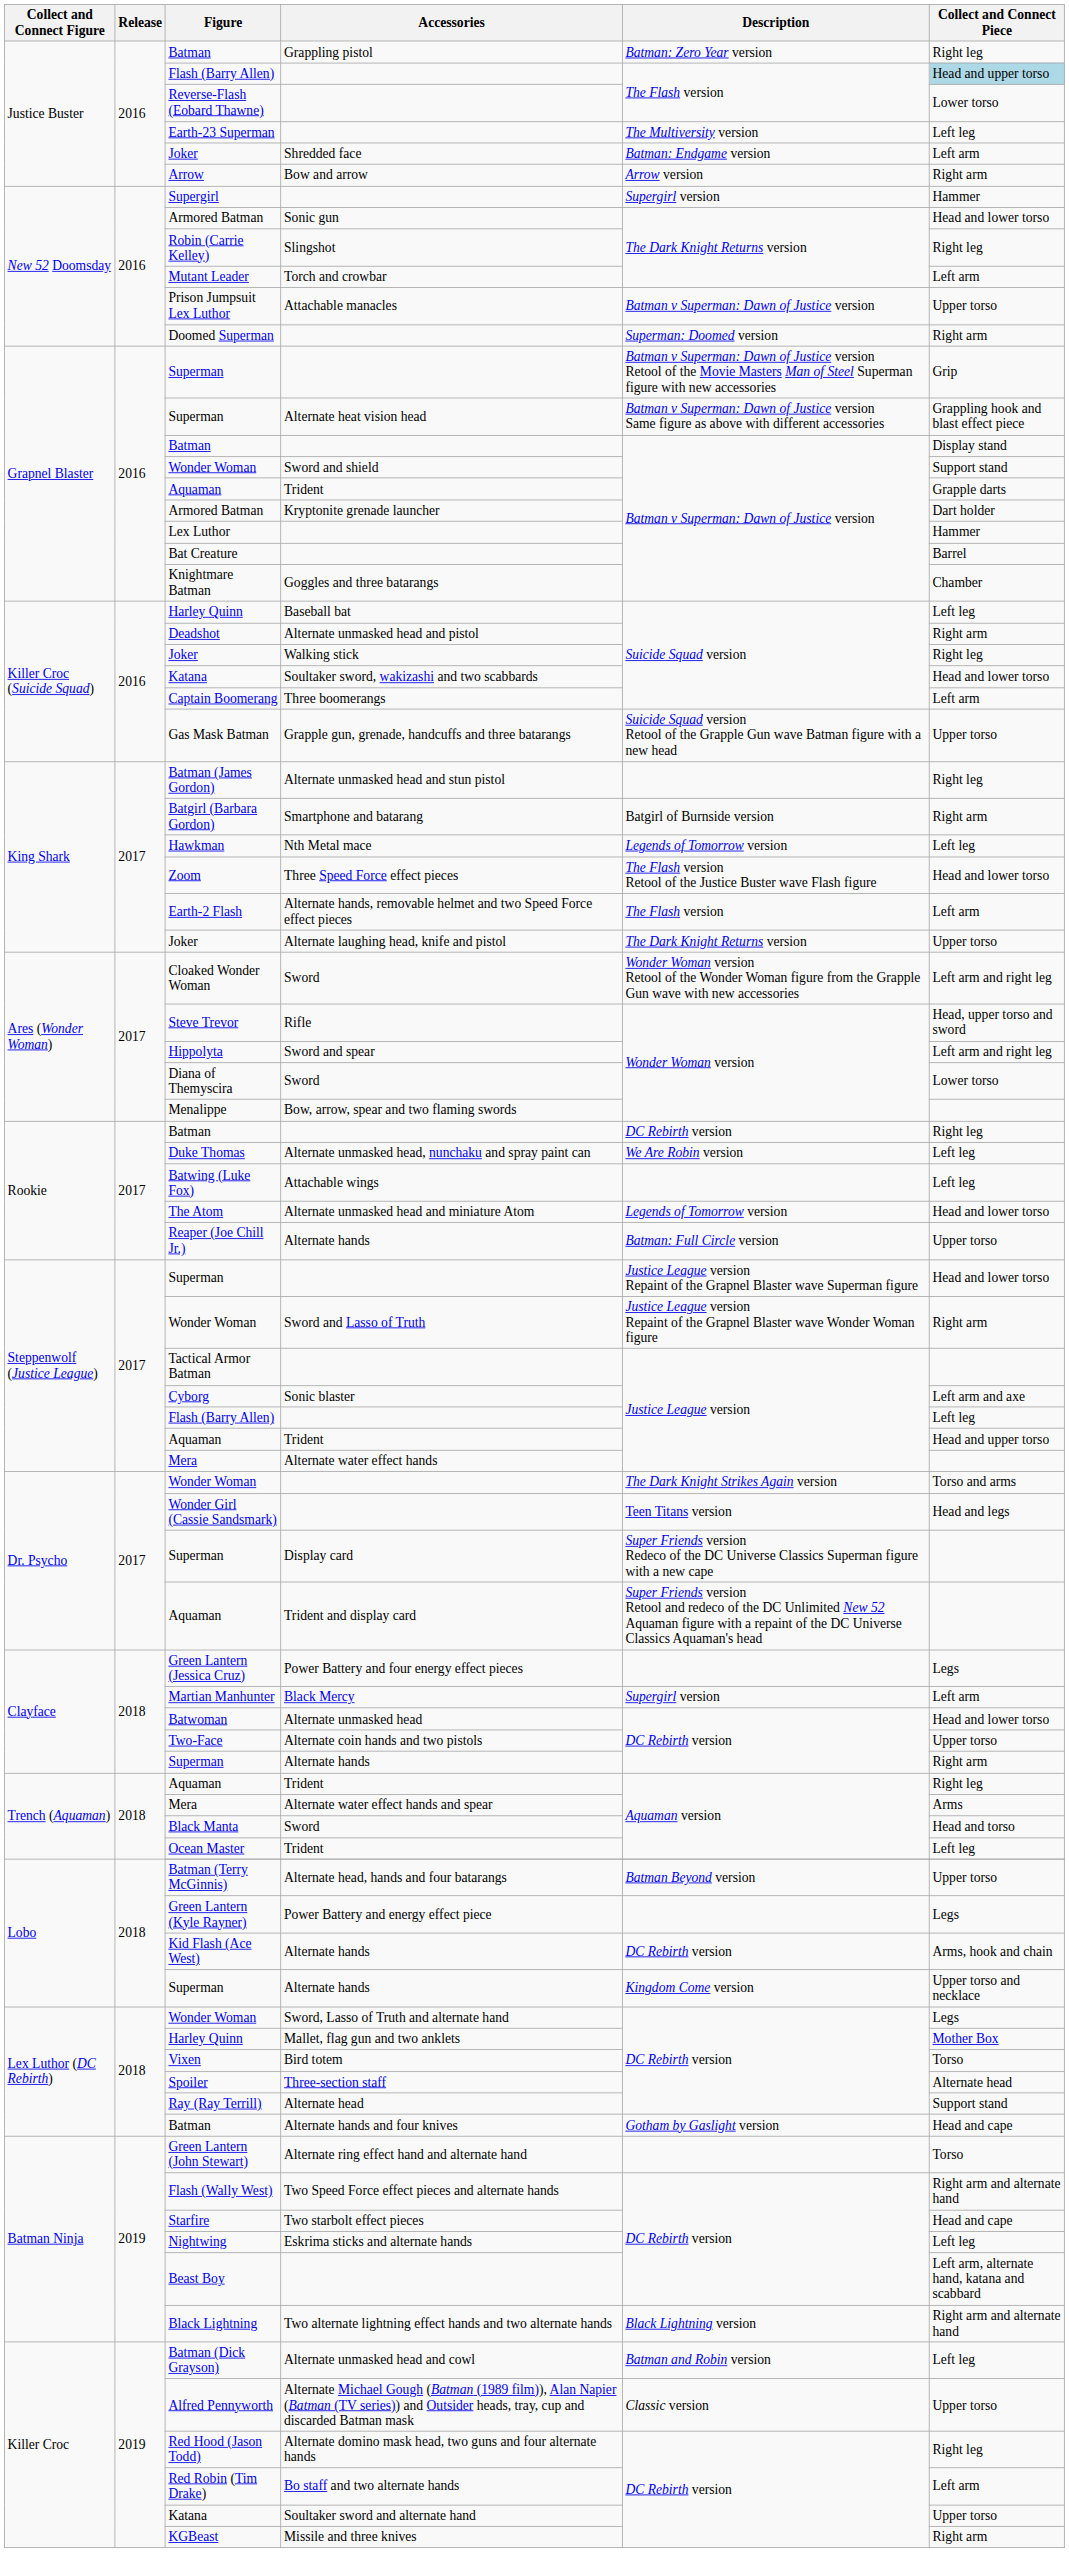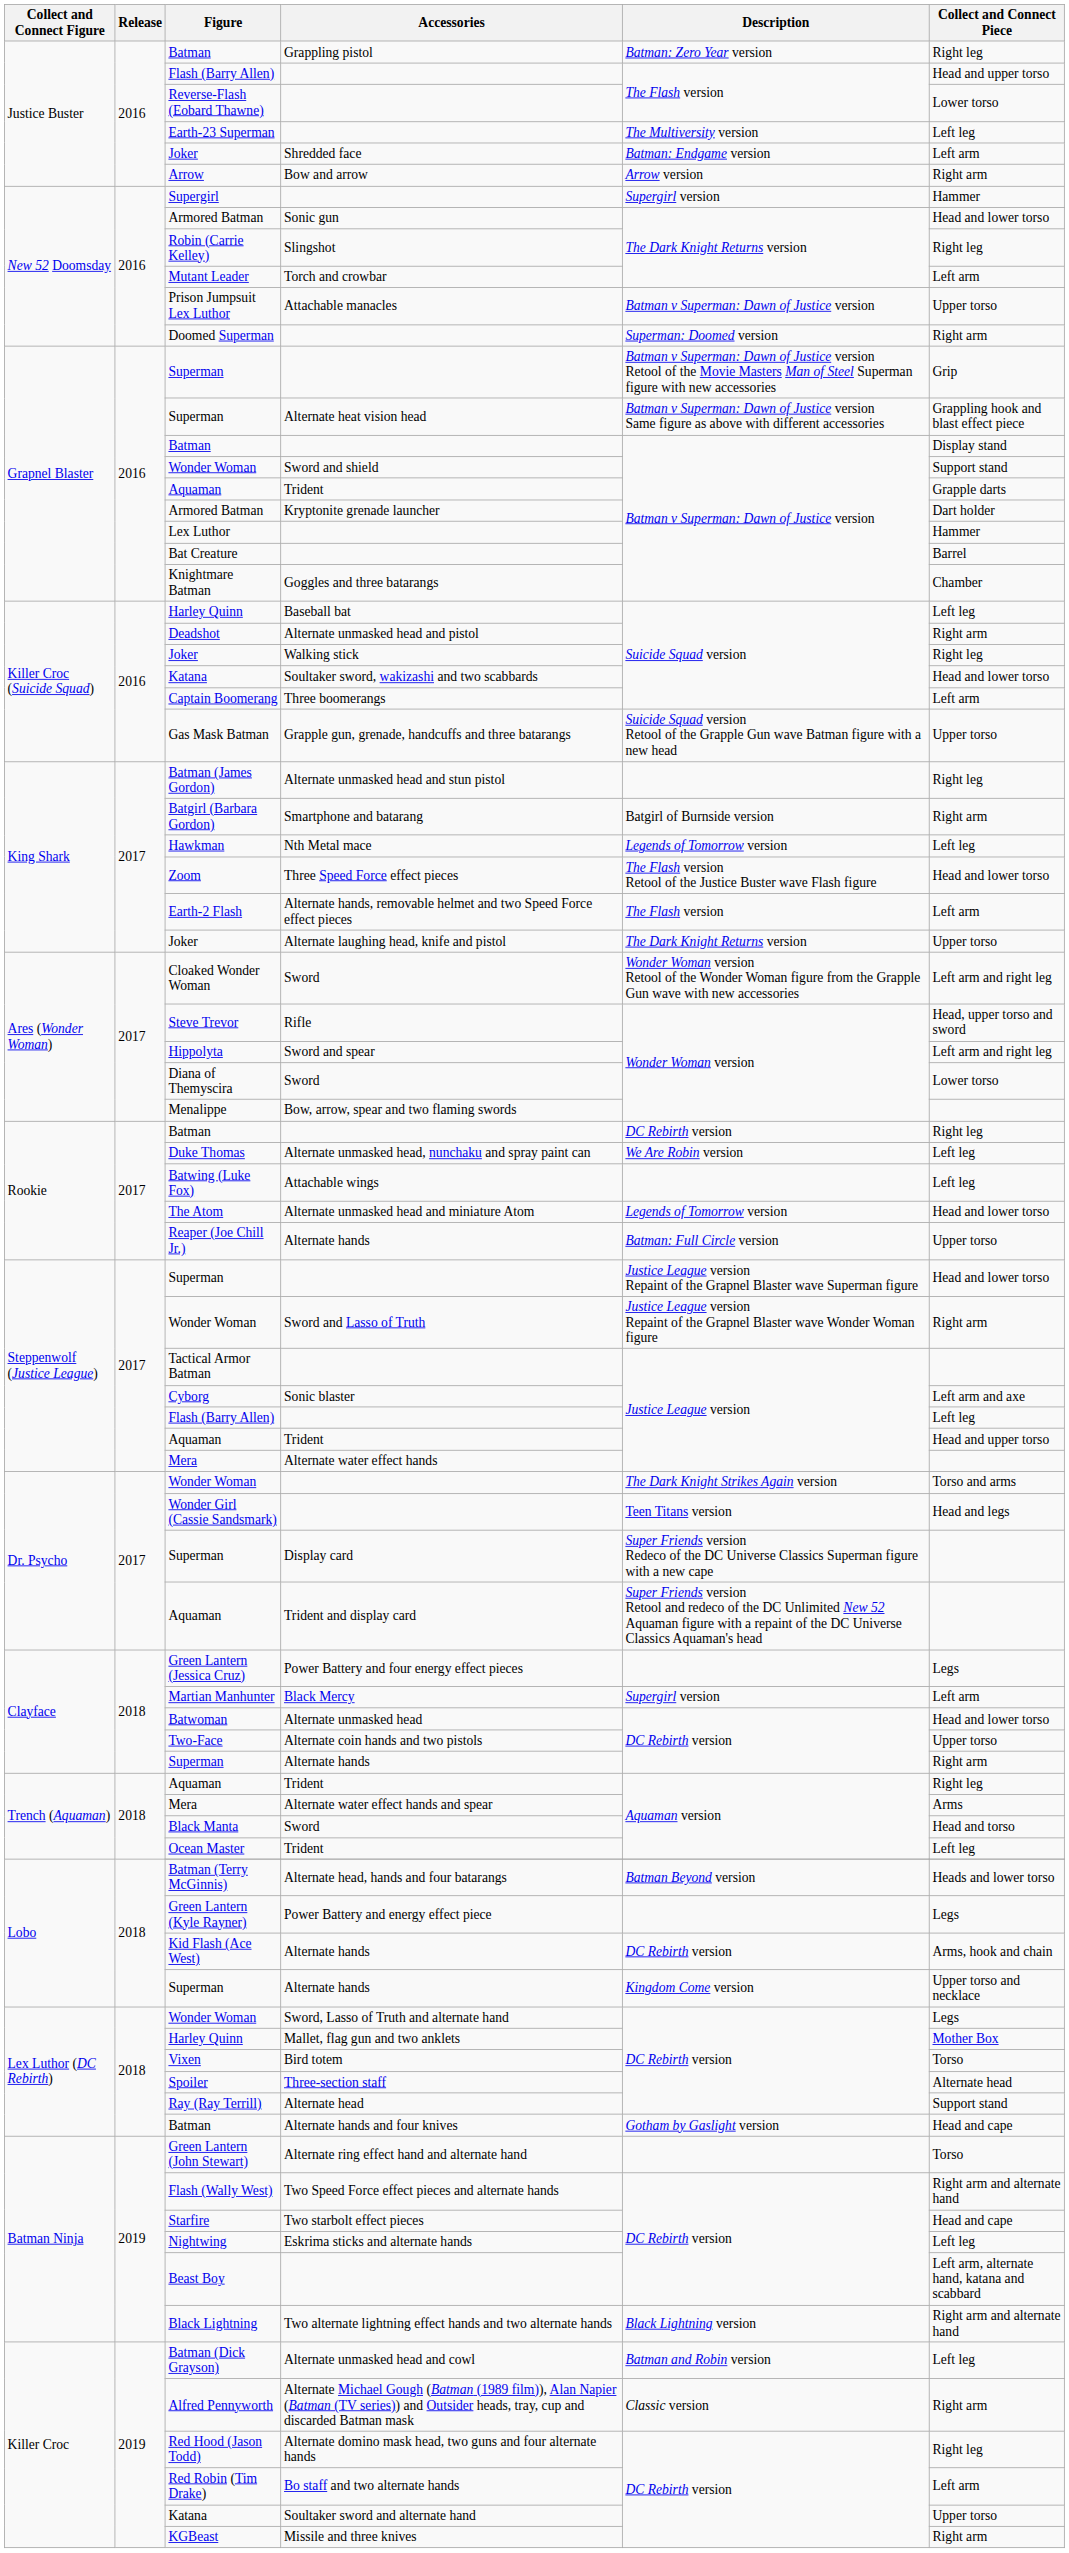(991, 73) lightblue background -> (991, 73) no background
(965, 1877) Upper torso -> (993, 1877) Heads and lower torso
(965, 2404) Upper torso -> (960, 2404) Right arm
